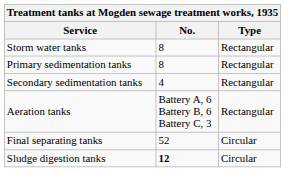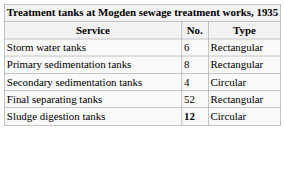(161, 47) 8 -> (187, 47) 6
(247, 82) Rectangular -> (228, 82) Circular
- row: (39, 111)
(239, 141) Circular -> (237, 99) Rectangular
